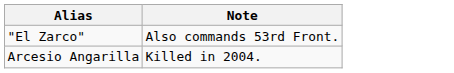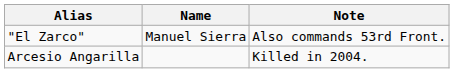+ column: (196, 15)
